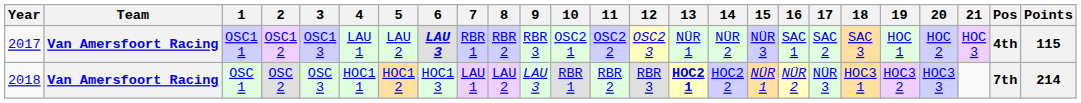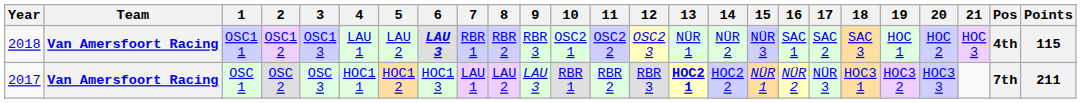(24, 44) 2017 -> (24, 44) 2018
(24, 80) 2018 -> (24, 80) 2017
(1048, 80) 214 -> (1048, 80) 211
